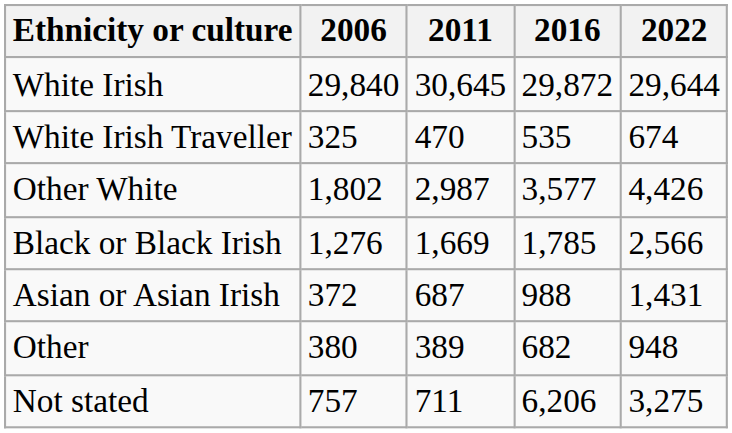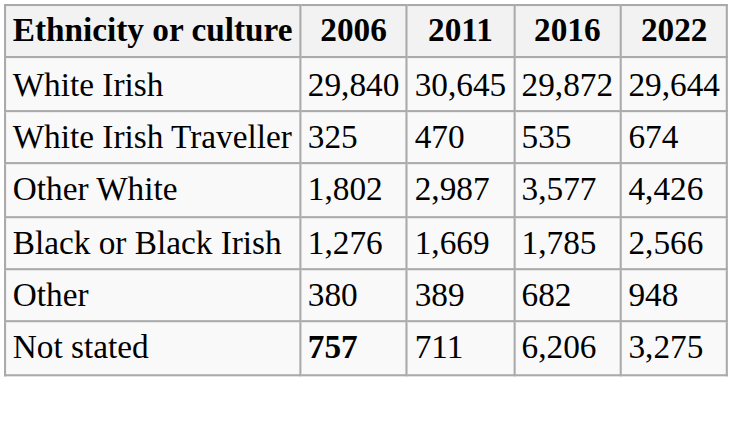- row: (146, 294)
(333, 400) normal -> (333, 347) bold
